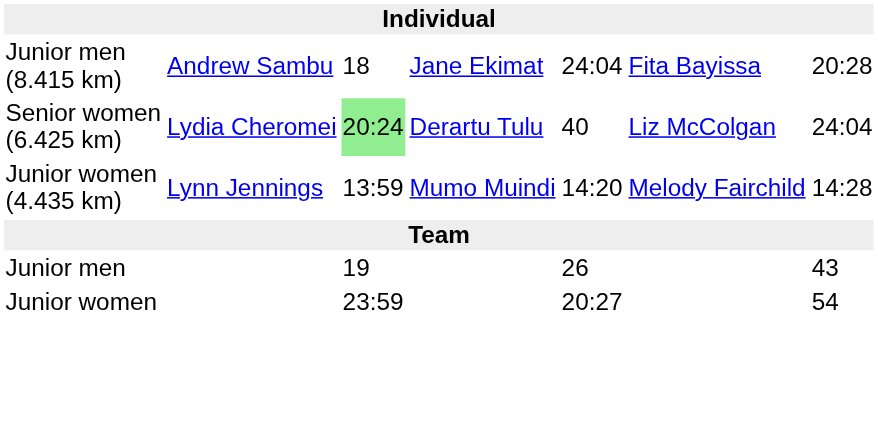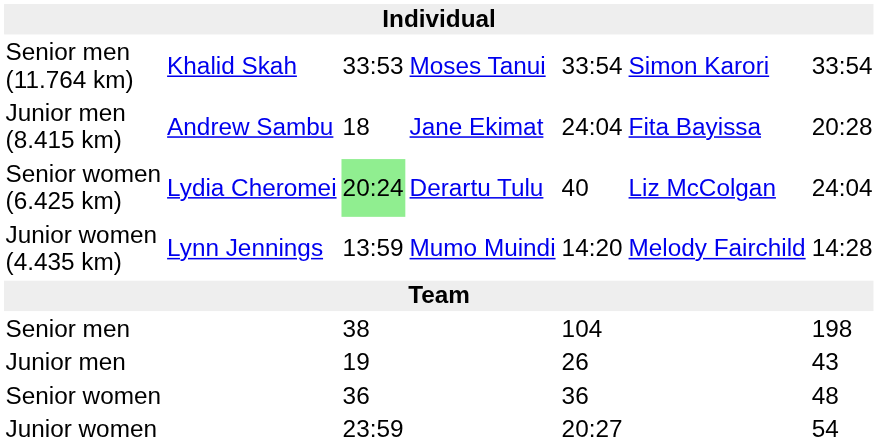+ row: (70, 66)
+ row: (68, 329)
+ row: (83, 395)
